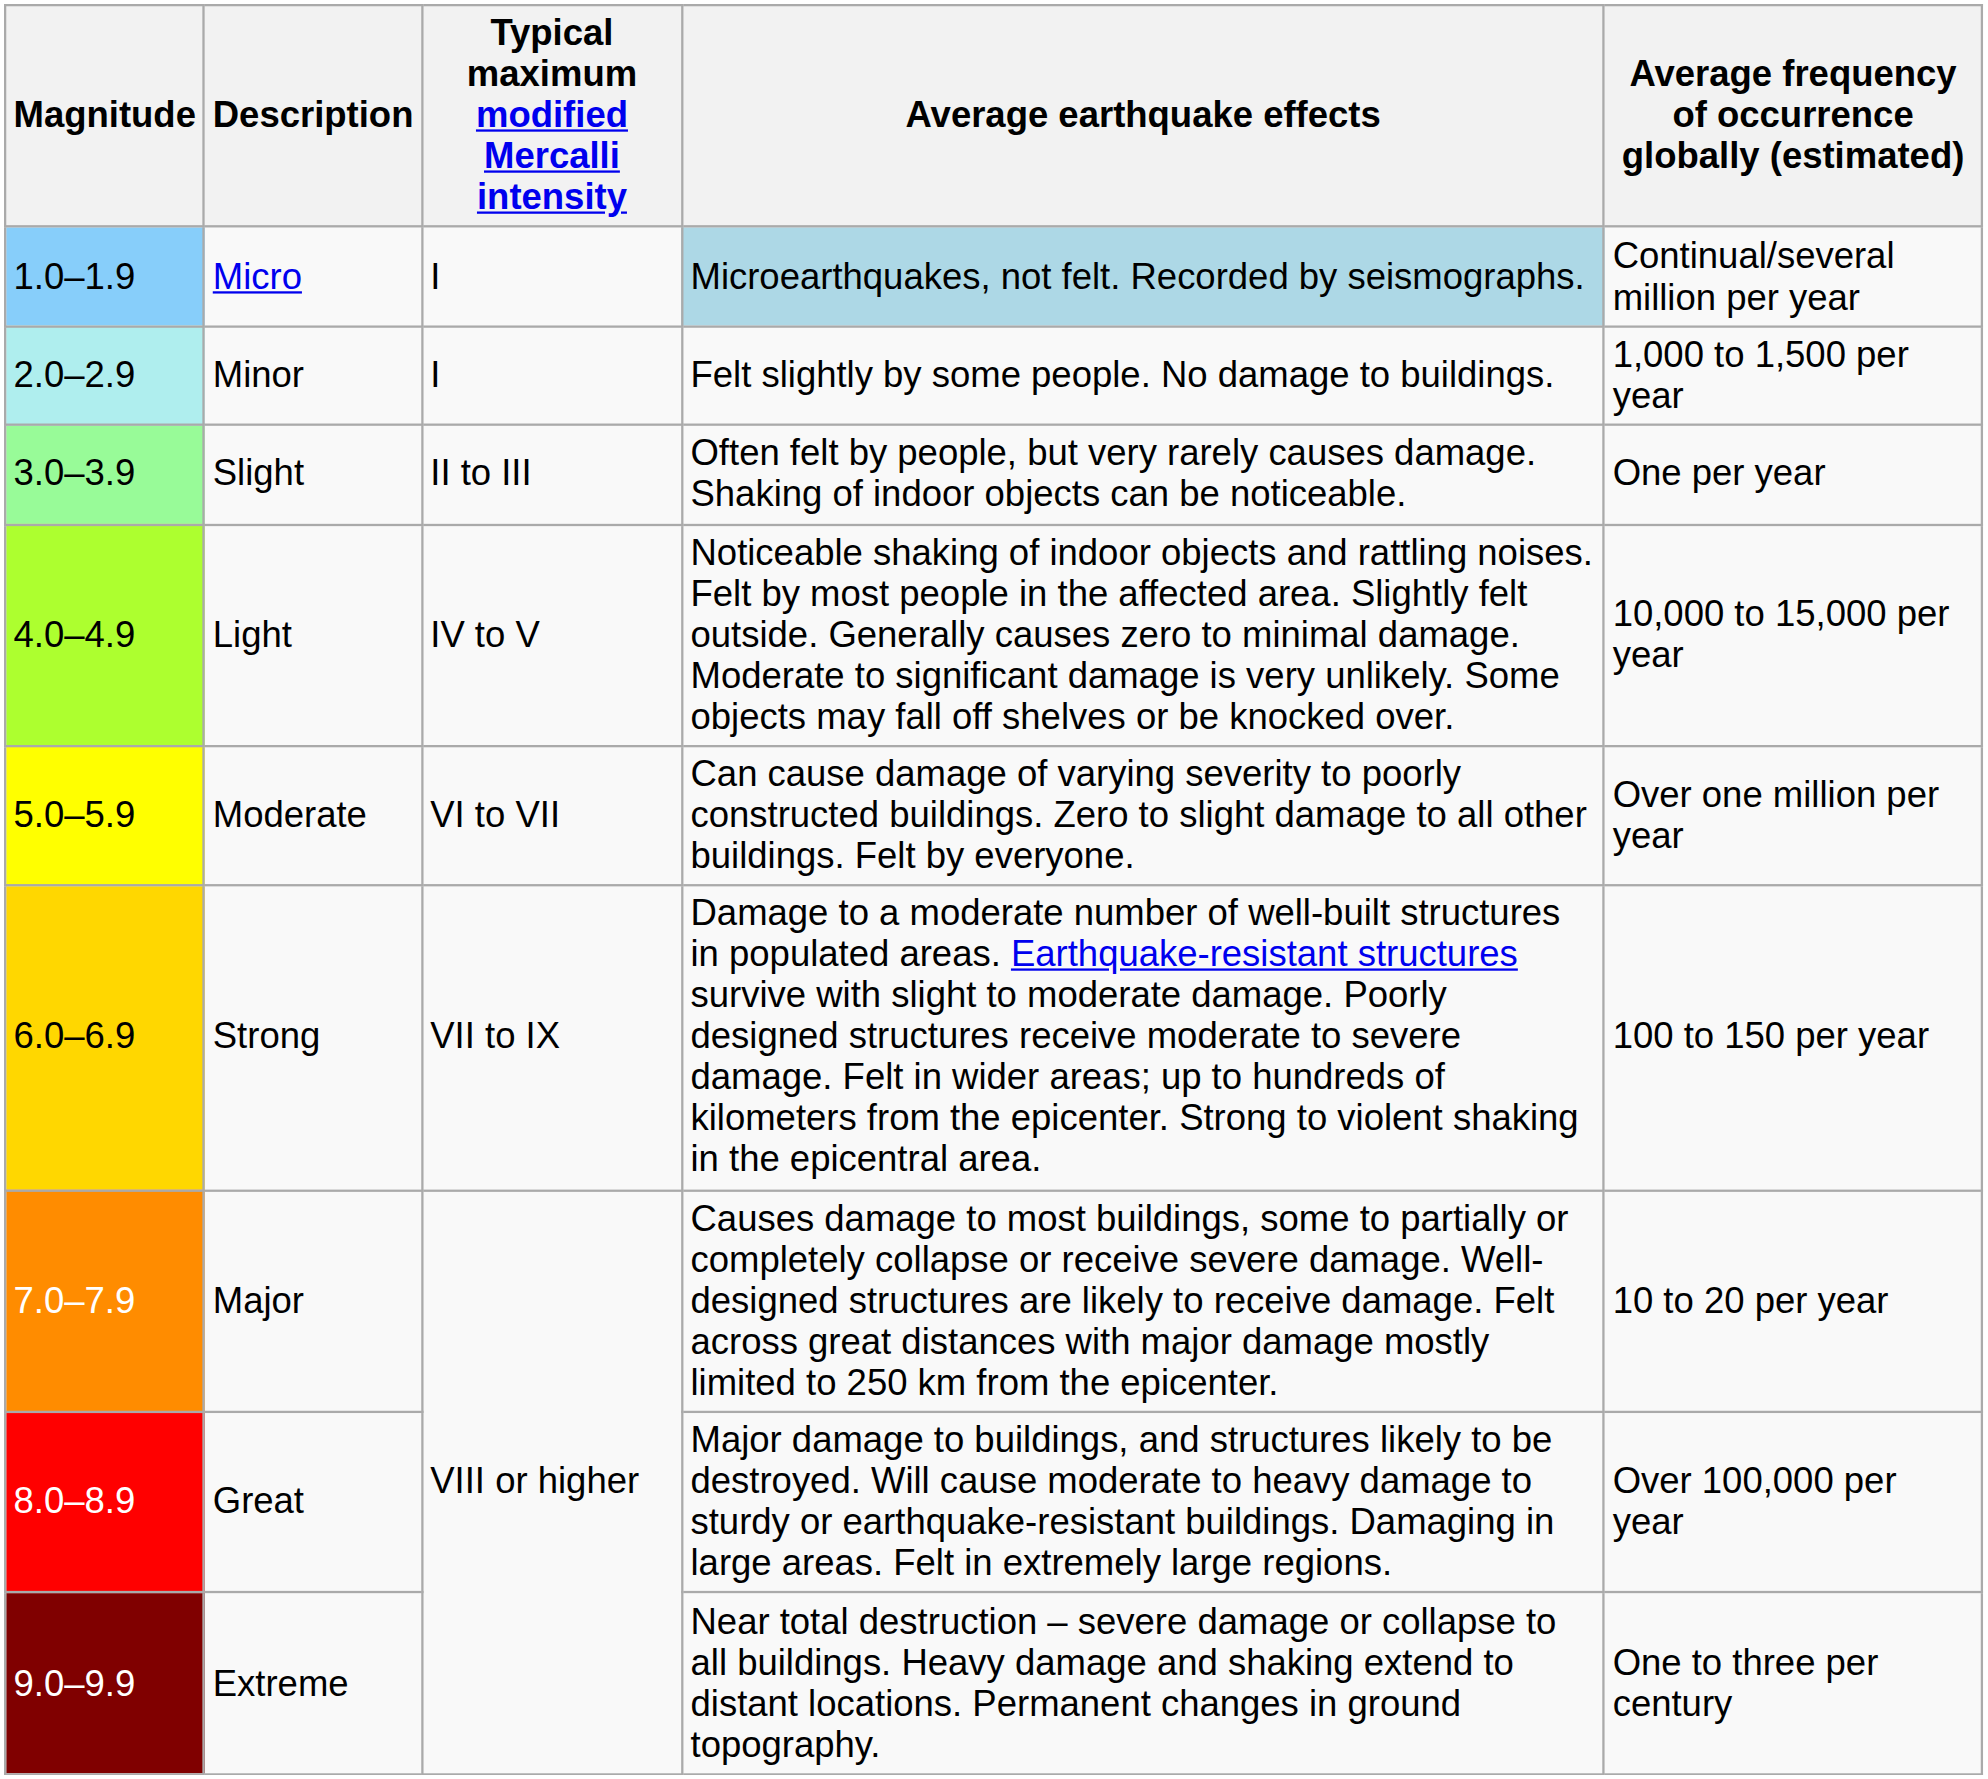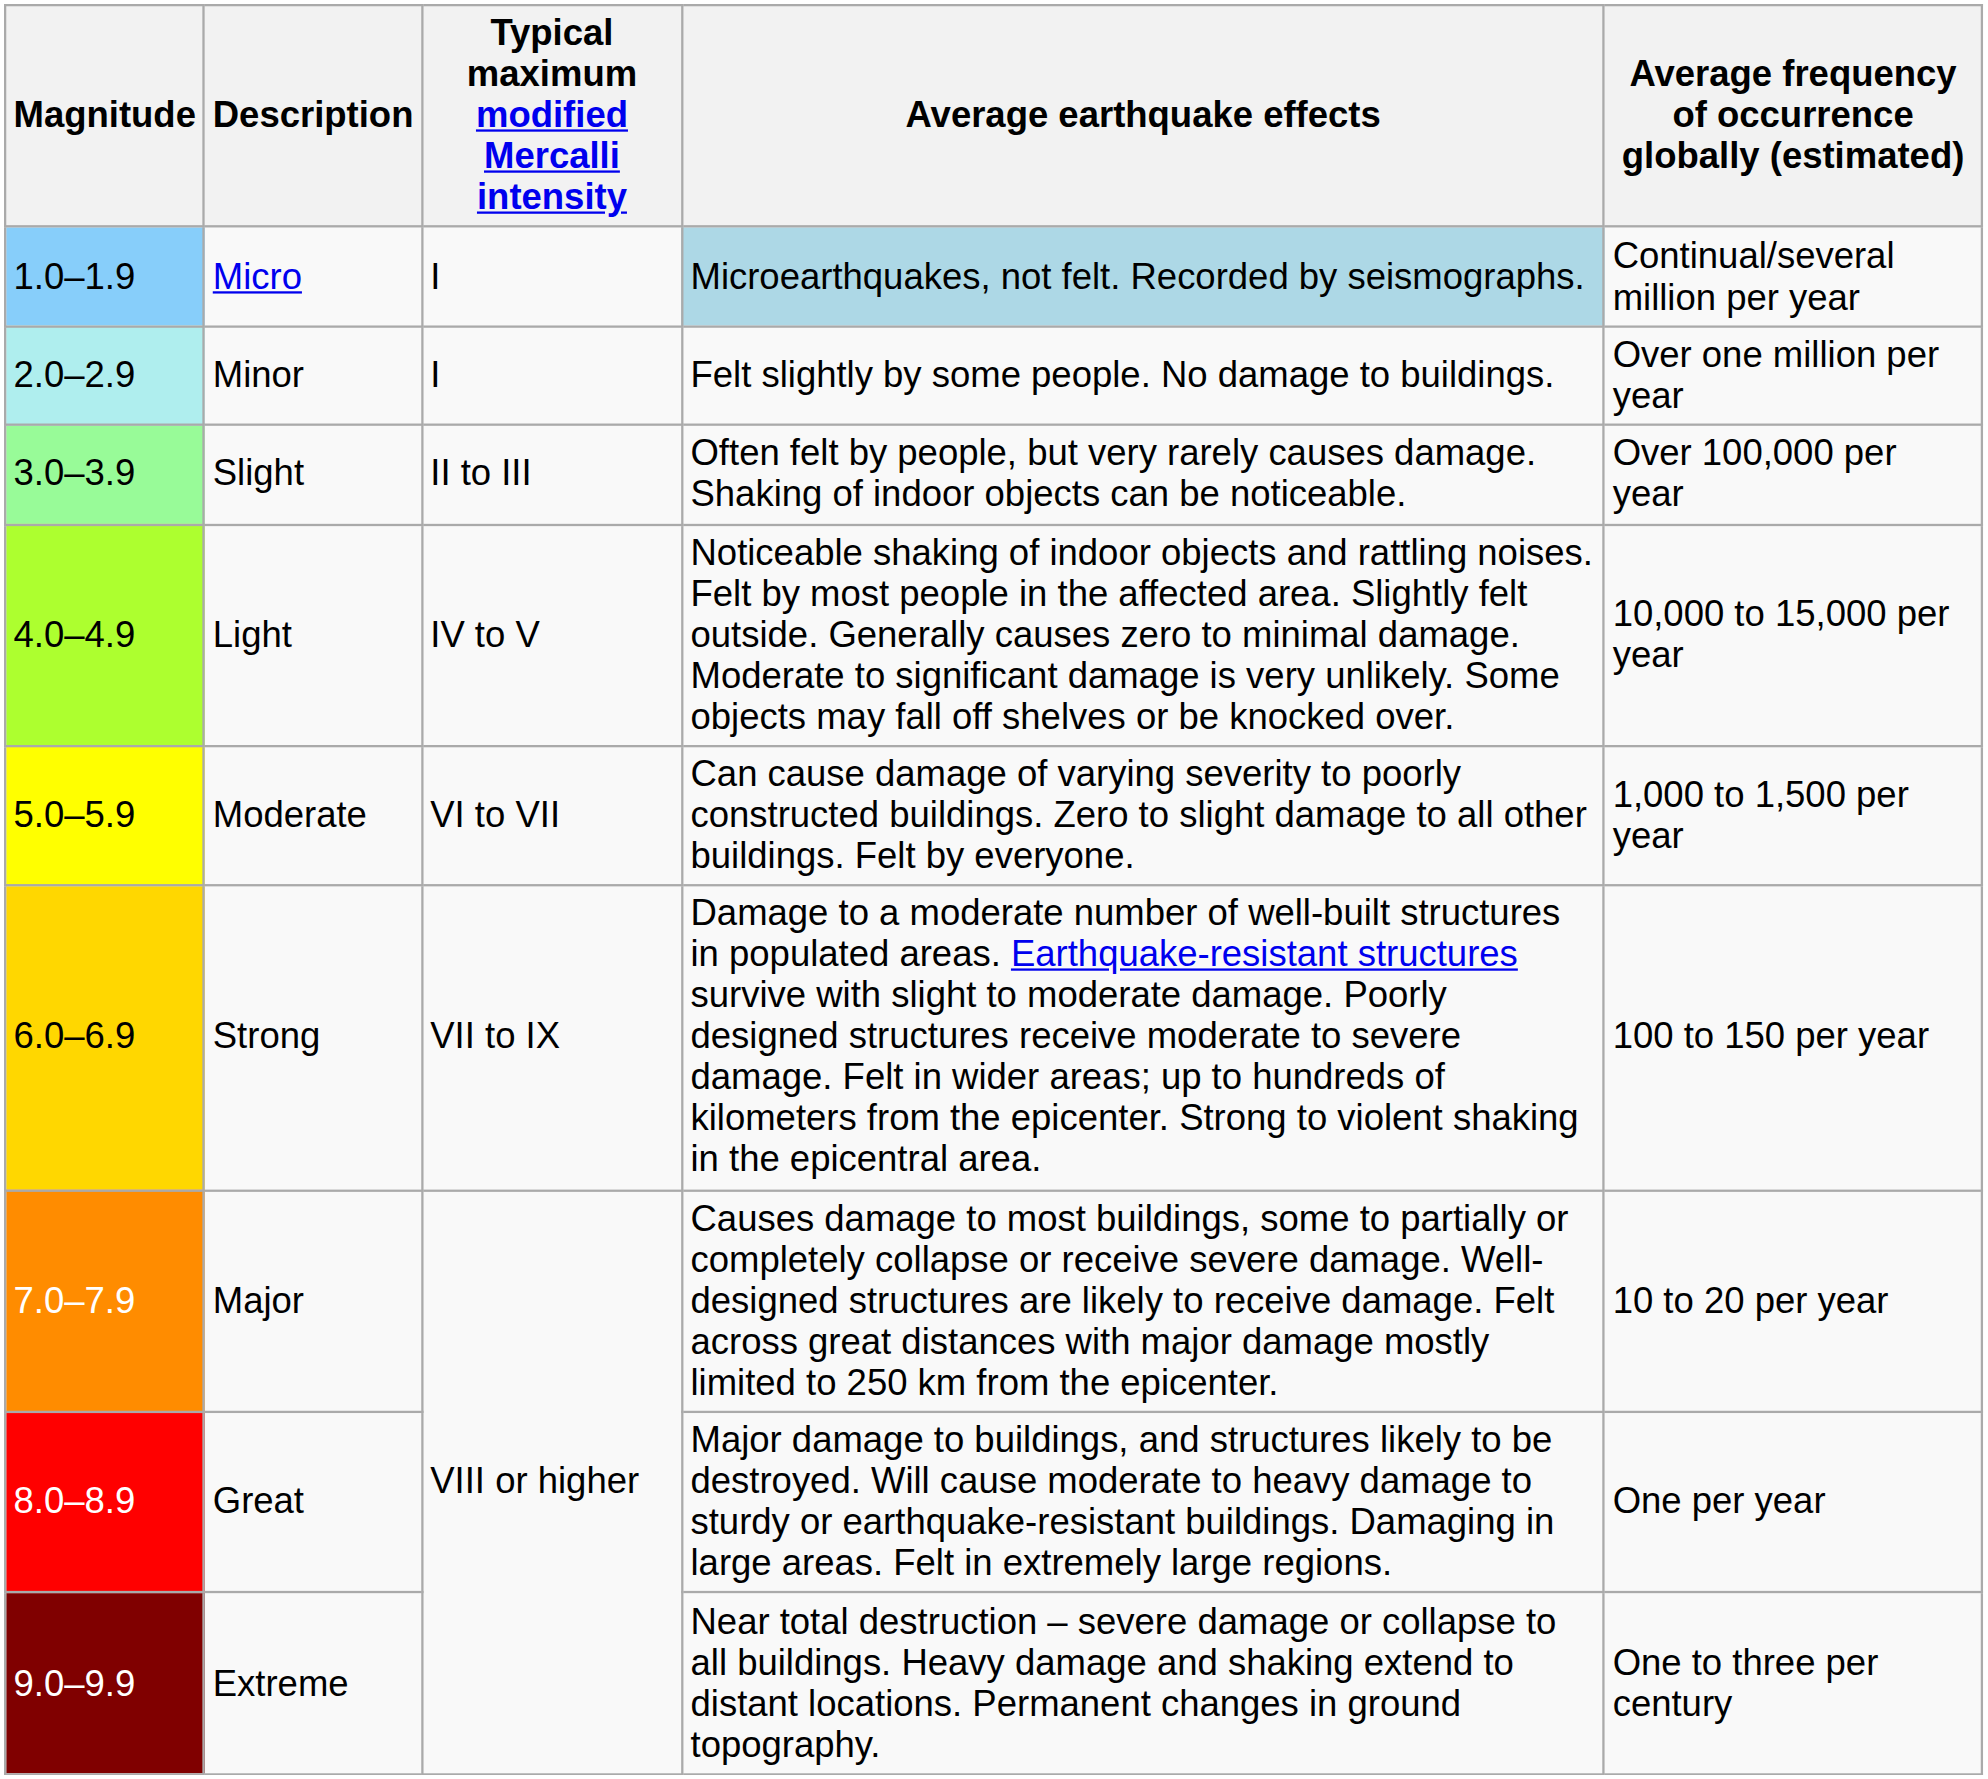(1761, 374) 1,000 to 1,500 per year -> (1776, 374) Over one million per year
(1719, 473) One per year -> (1755, 473) Over 100,000 per year
(1776, 815) Over one million per year -> (1761, 815) 1,000 to 1,500 per year
(1755, 1501) Over 100,000 per year -> (1719, 1501) One per year
